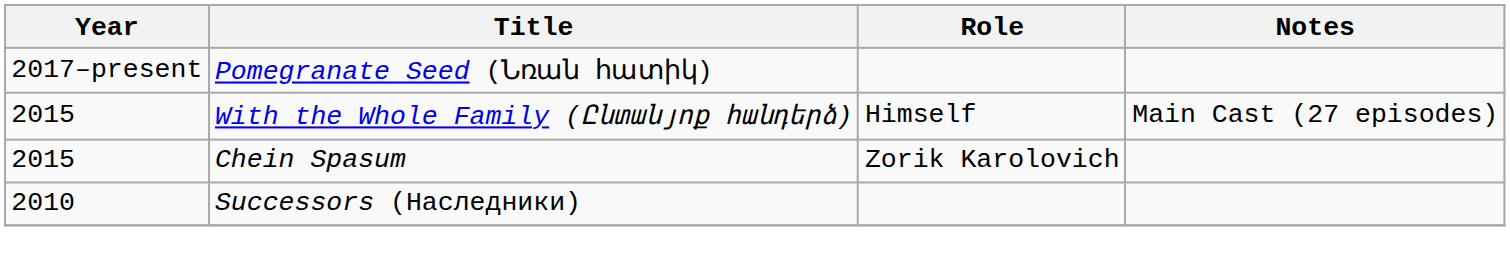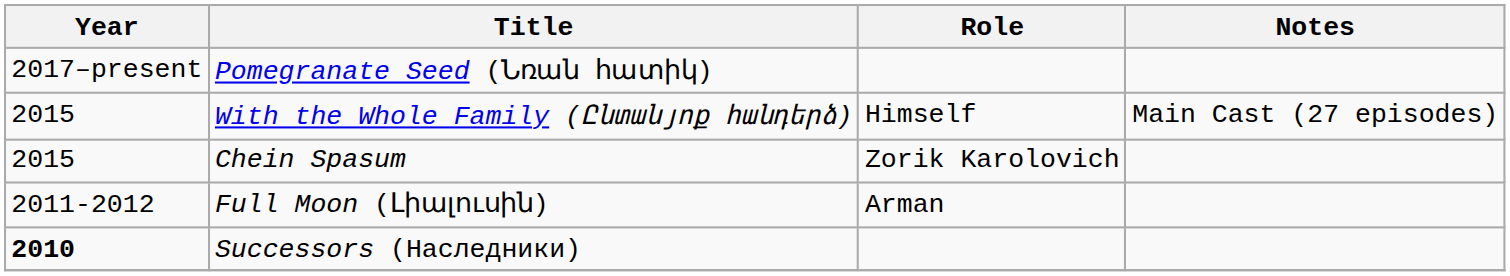+ row: (382, 206)
(43, 204) normal -> (43, 249) bold
